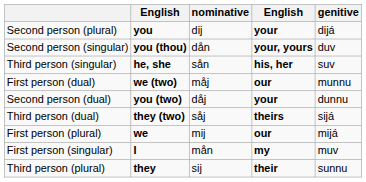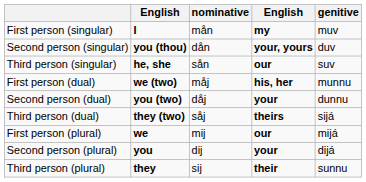rows swapped: (60, 151) <-> (62, 30)
(273, 64) his, her -> (263, 64) our
(263, 82) our -> (273, 82) his, her
